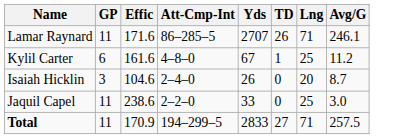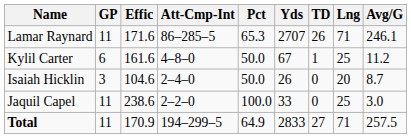+ column: (256, 15)
